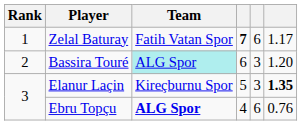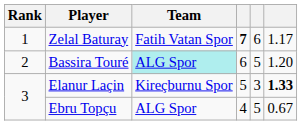(257, 62) 3 -> (257, 62) 5
(280, 85) 1.35 -> (280, 85) 1.33
(168, 108) bold -> (166, 108) normal
(257, 108) 6 -> (257, 108) 5
(280, 108) 0.76 -> (280, 108) 0.67
